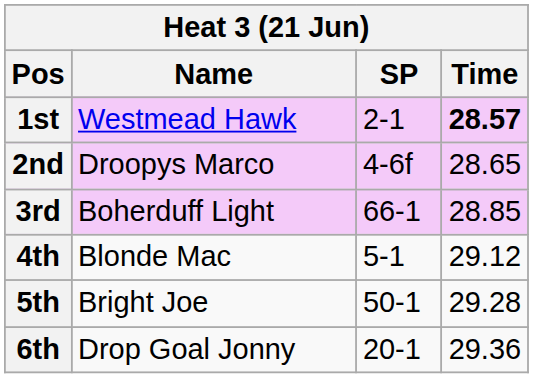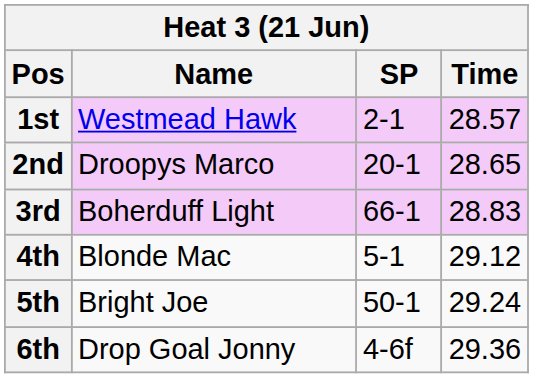(485, 119) bold -> (485, 119) normal
(388, 165) 4-6f -> (392, 165) 20-1
(485, 211) 28.85 -> (485, 211) 28.83
(485, 303) 29.28 -> (485, 303) 29.24
(392, 348) 20-1 -> (388, 348) 4-6f
